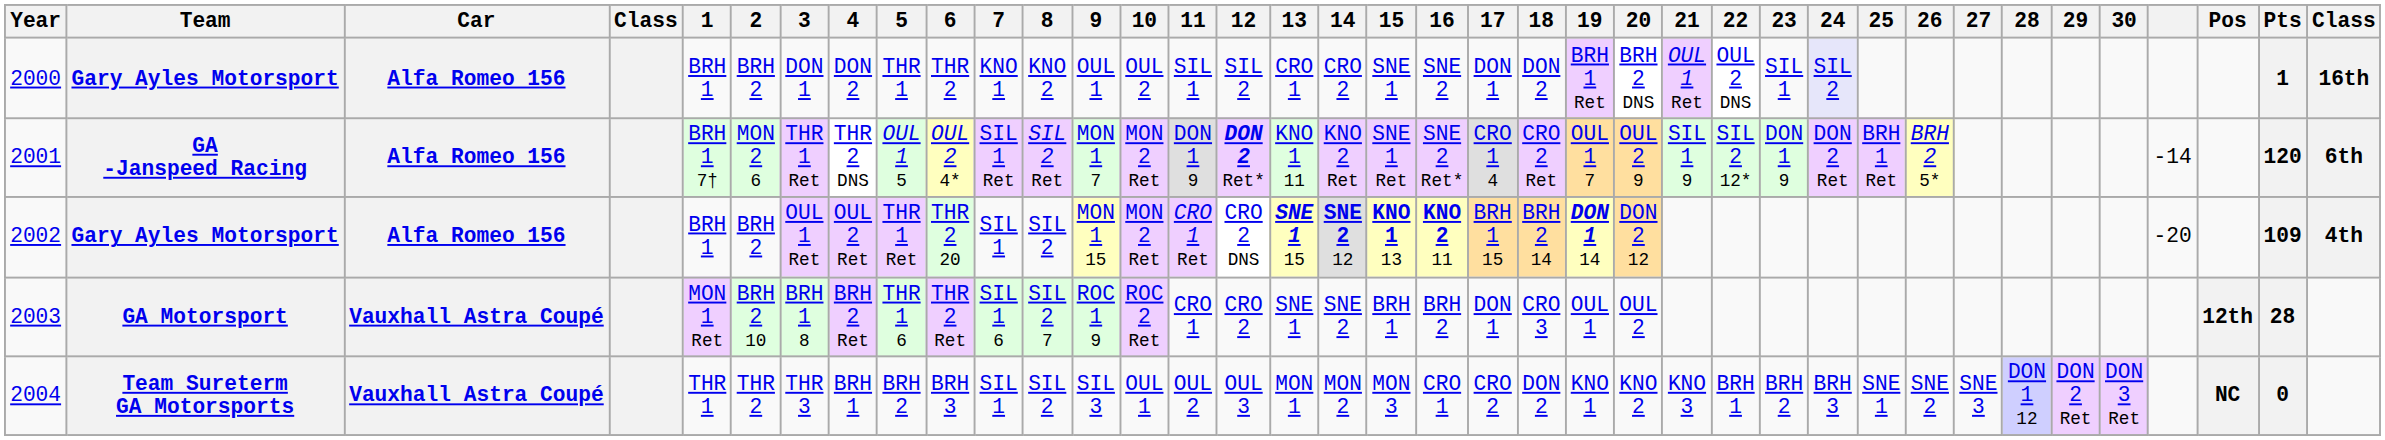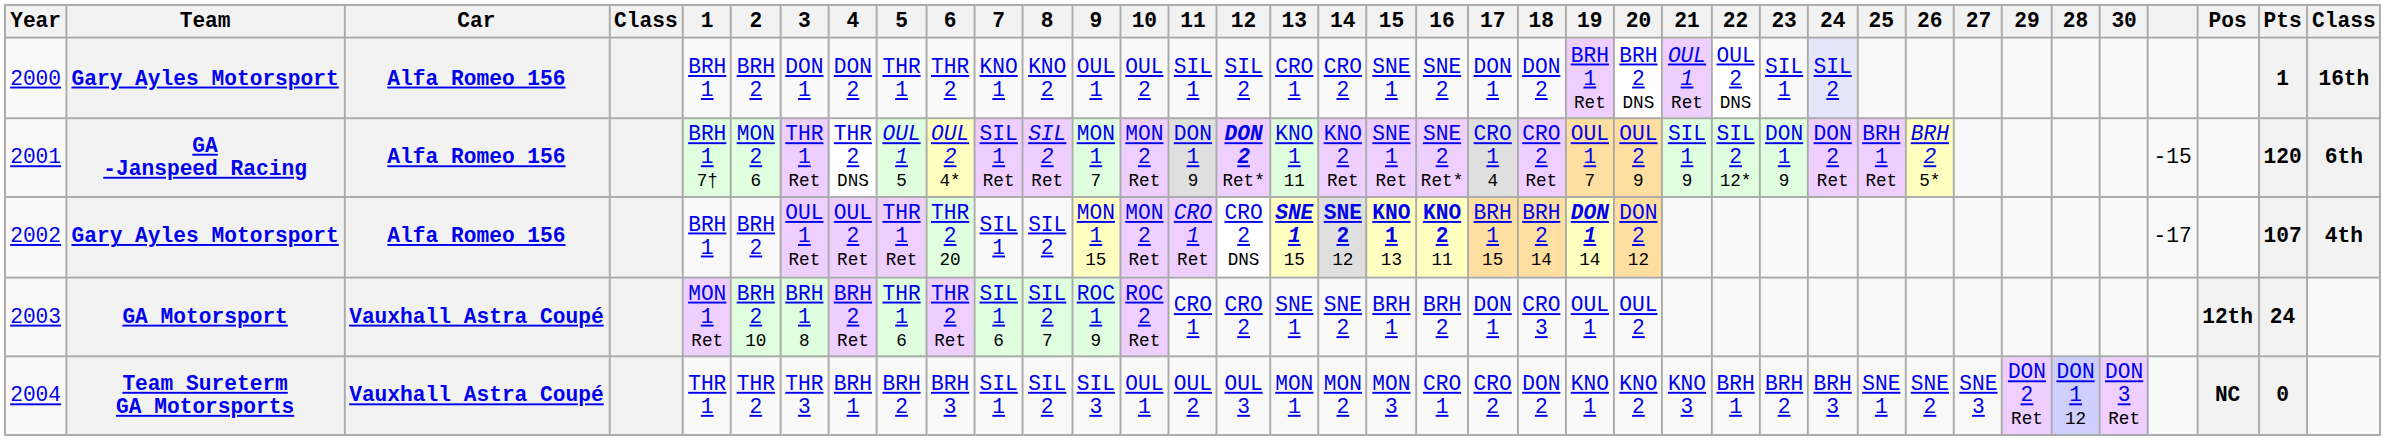columns swapped: (2027, 22) <-> (2076, 22)
(2173, 158) -14 -> (2173, 158) -15
(2173, 237) -20 -> (2173, 237) -17
(2283, 237) 109 -> (2283, 237) 107
(2283, 317) 28 -> (2283, 317) 24
